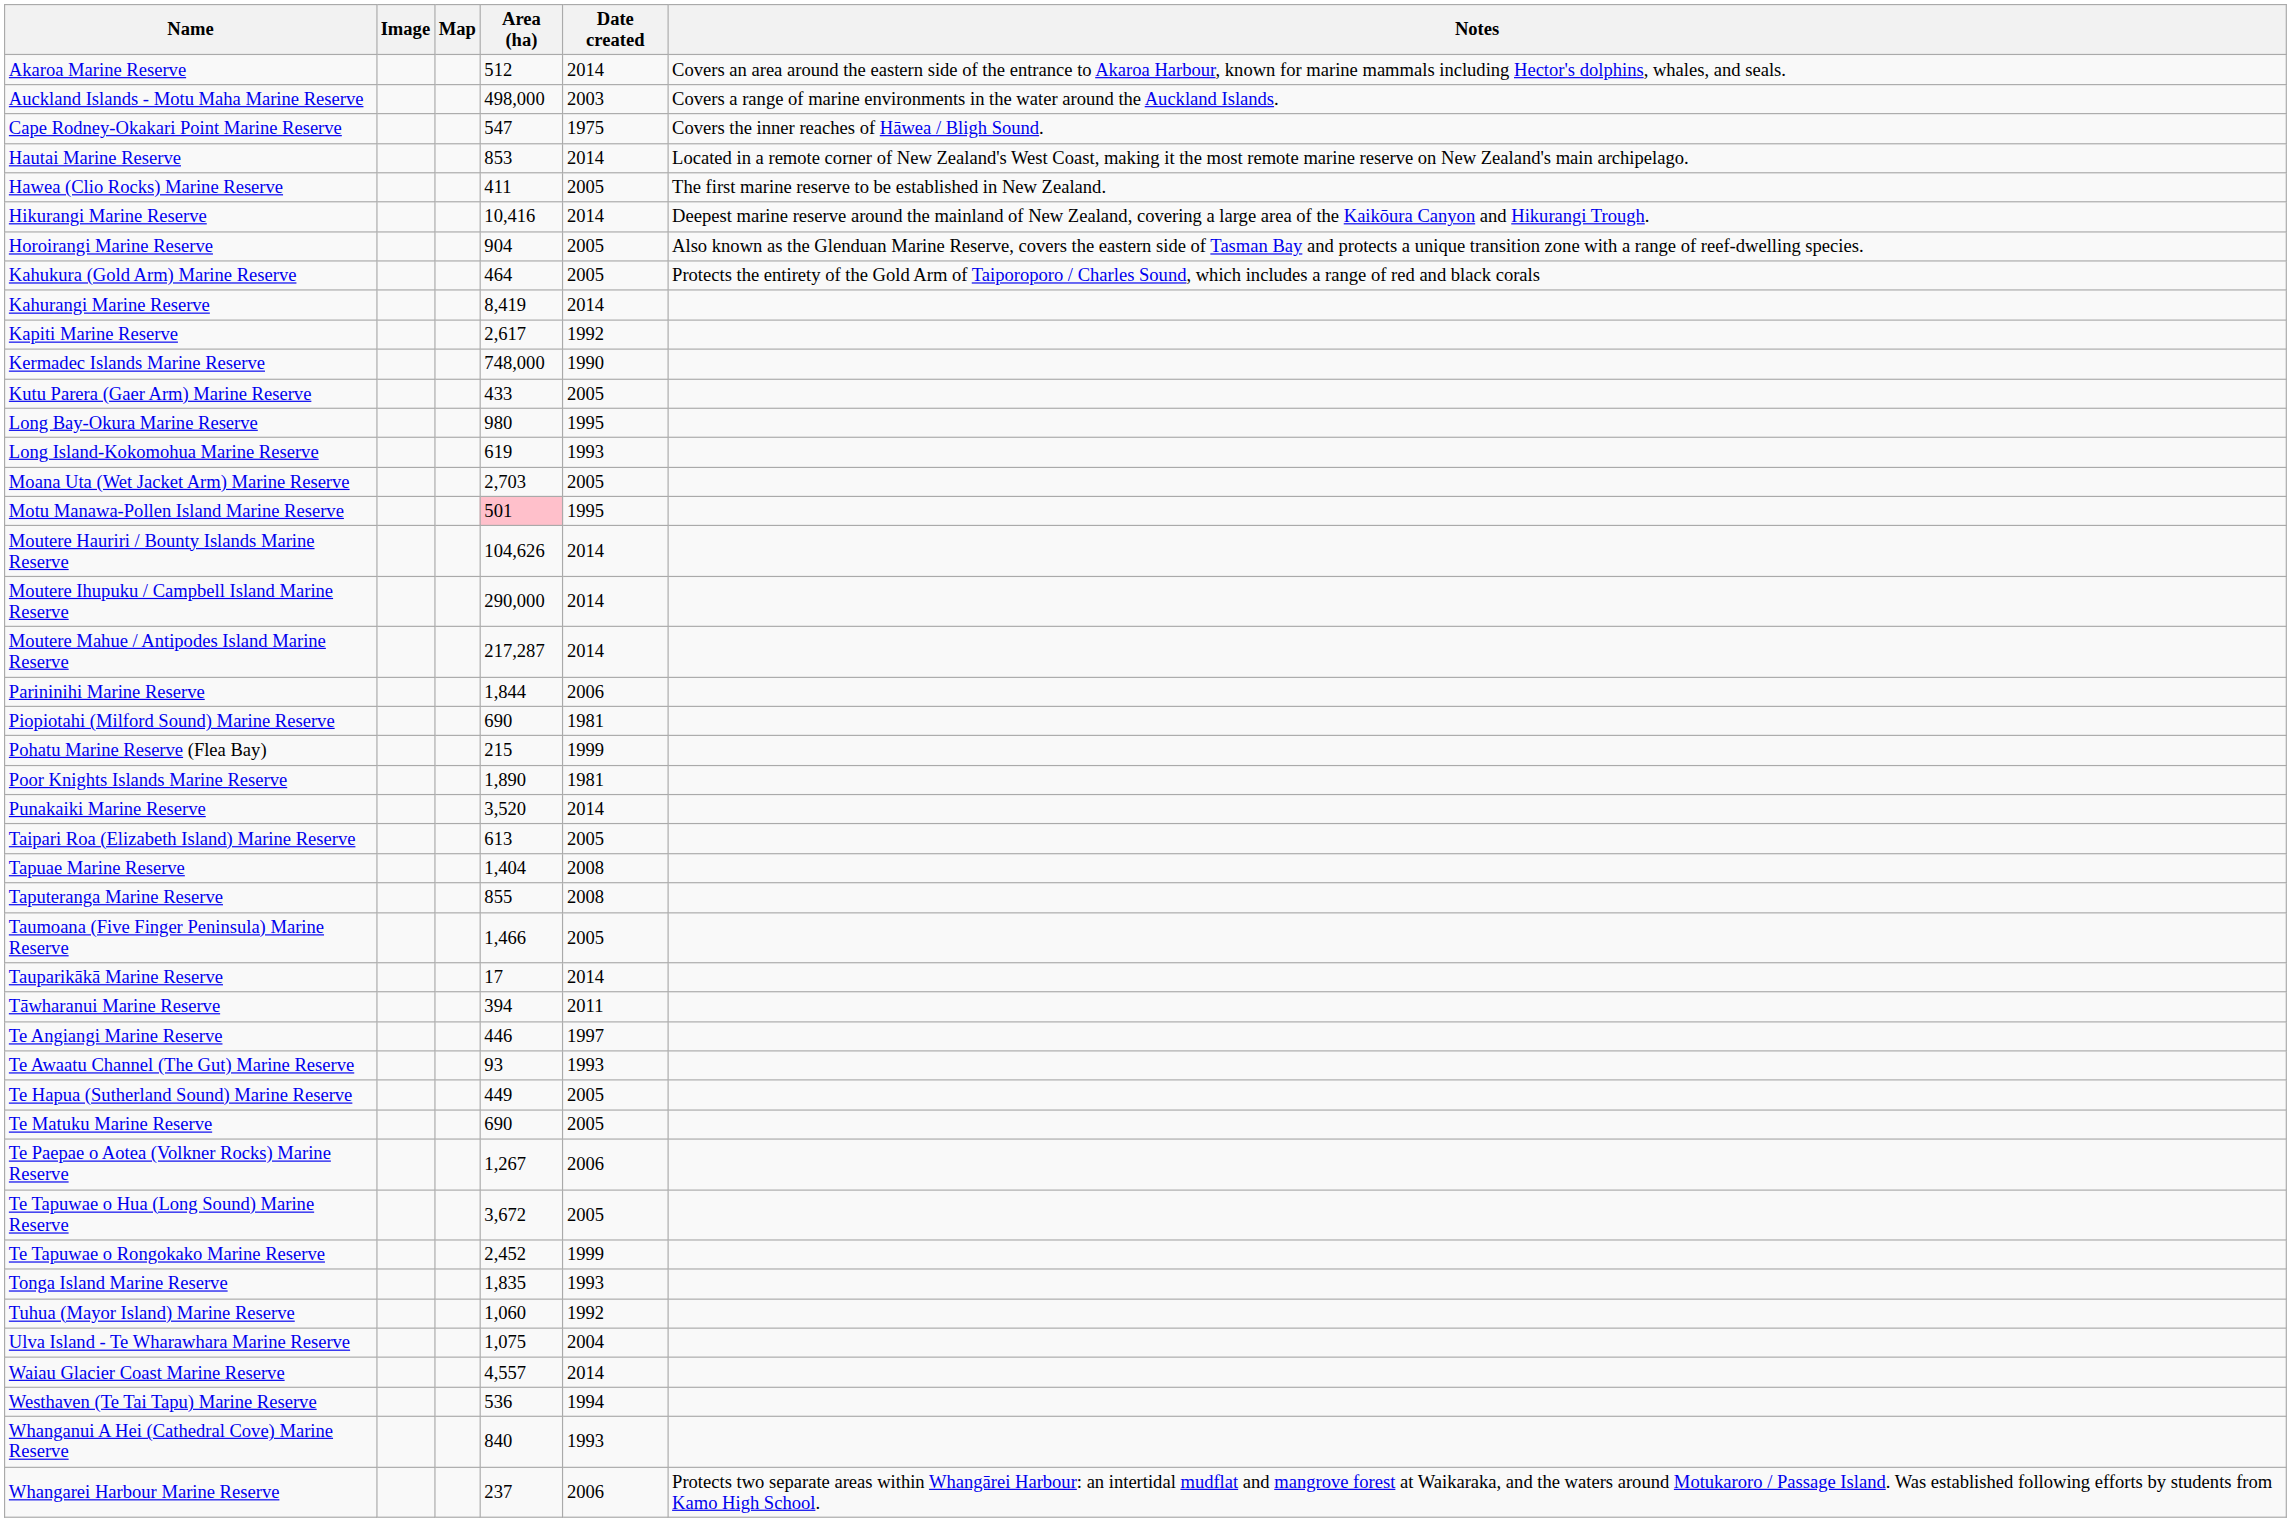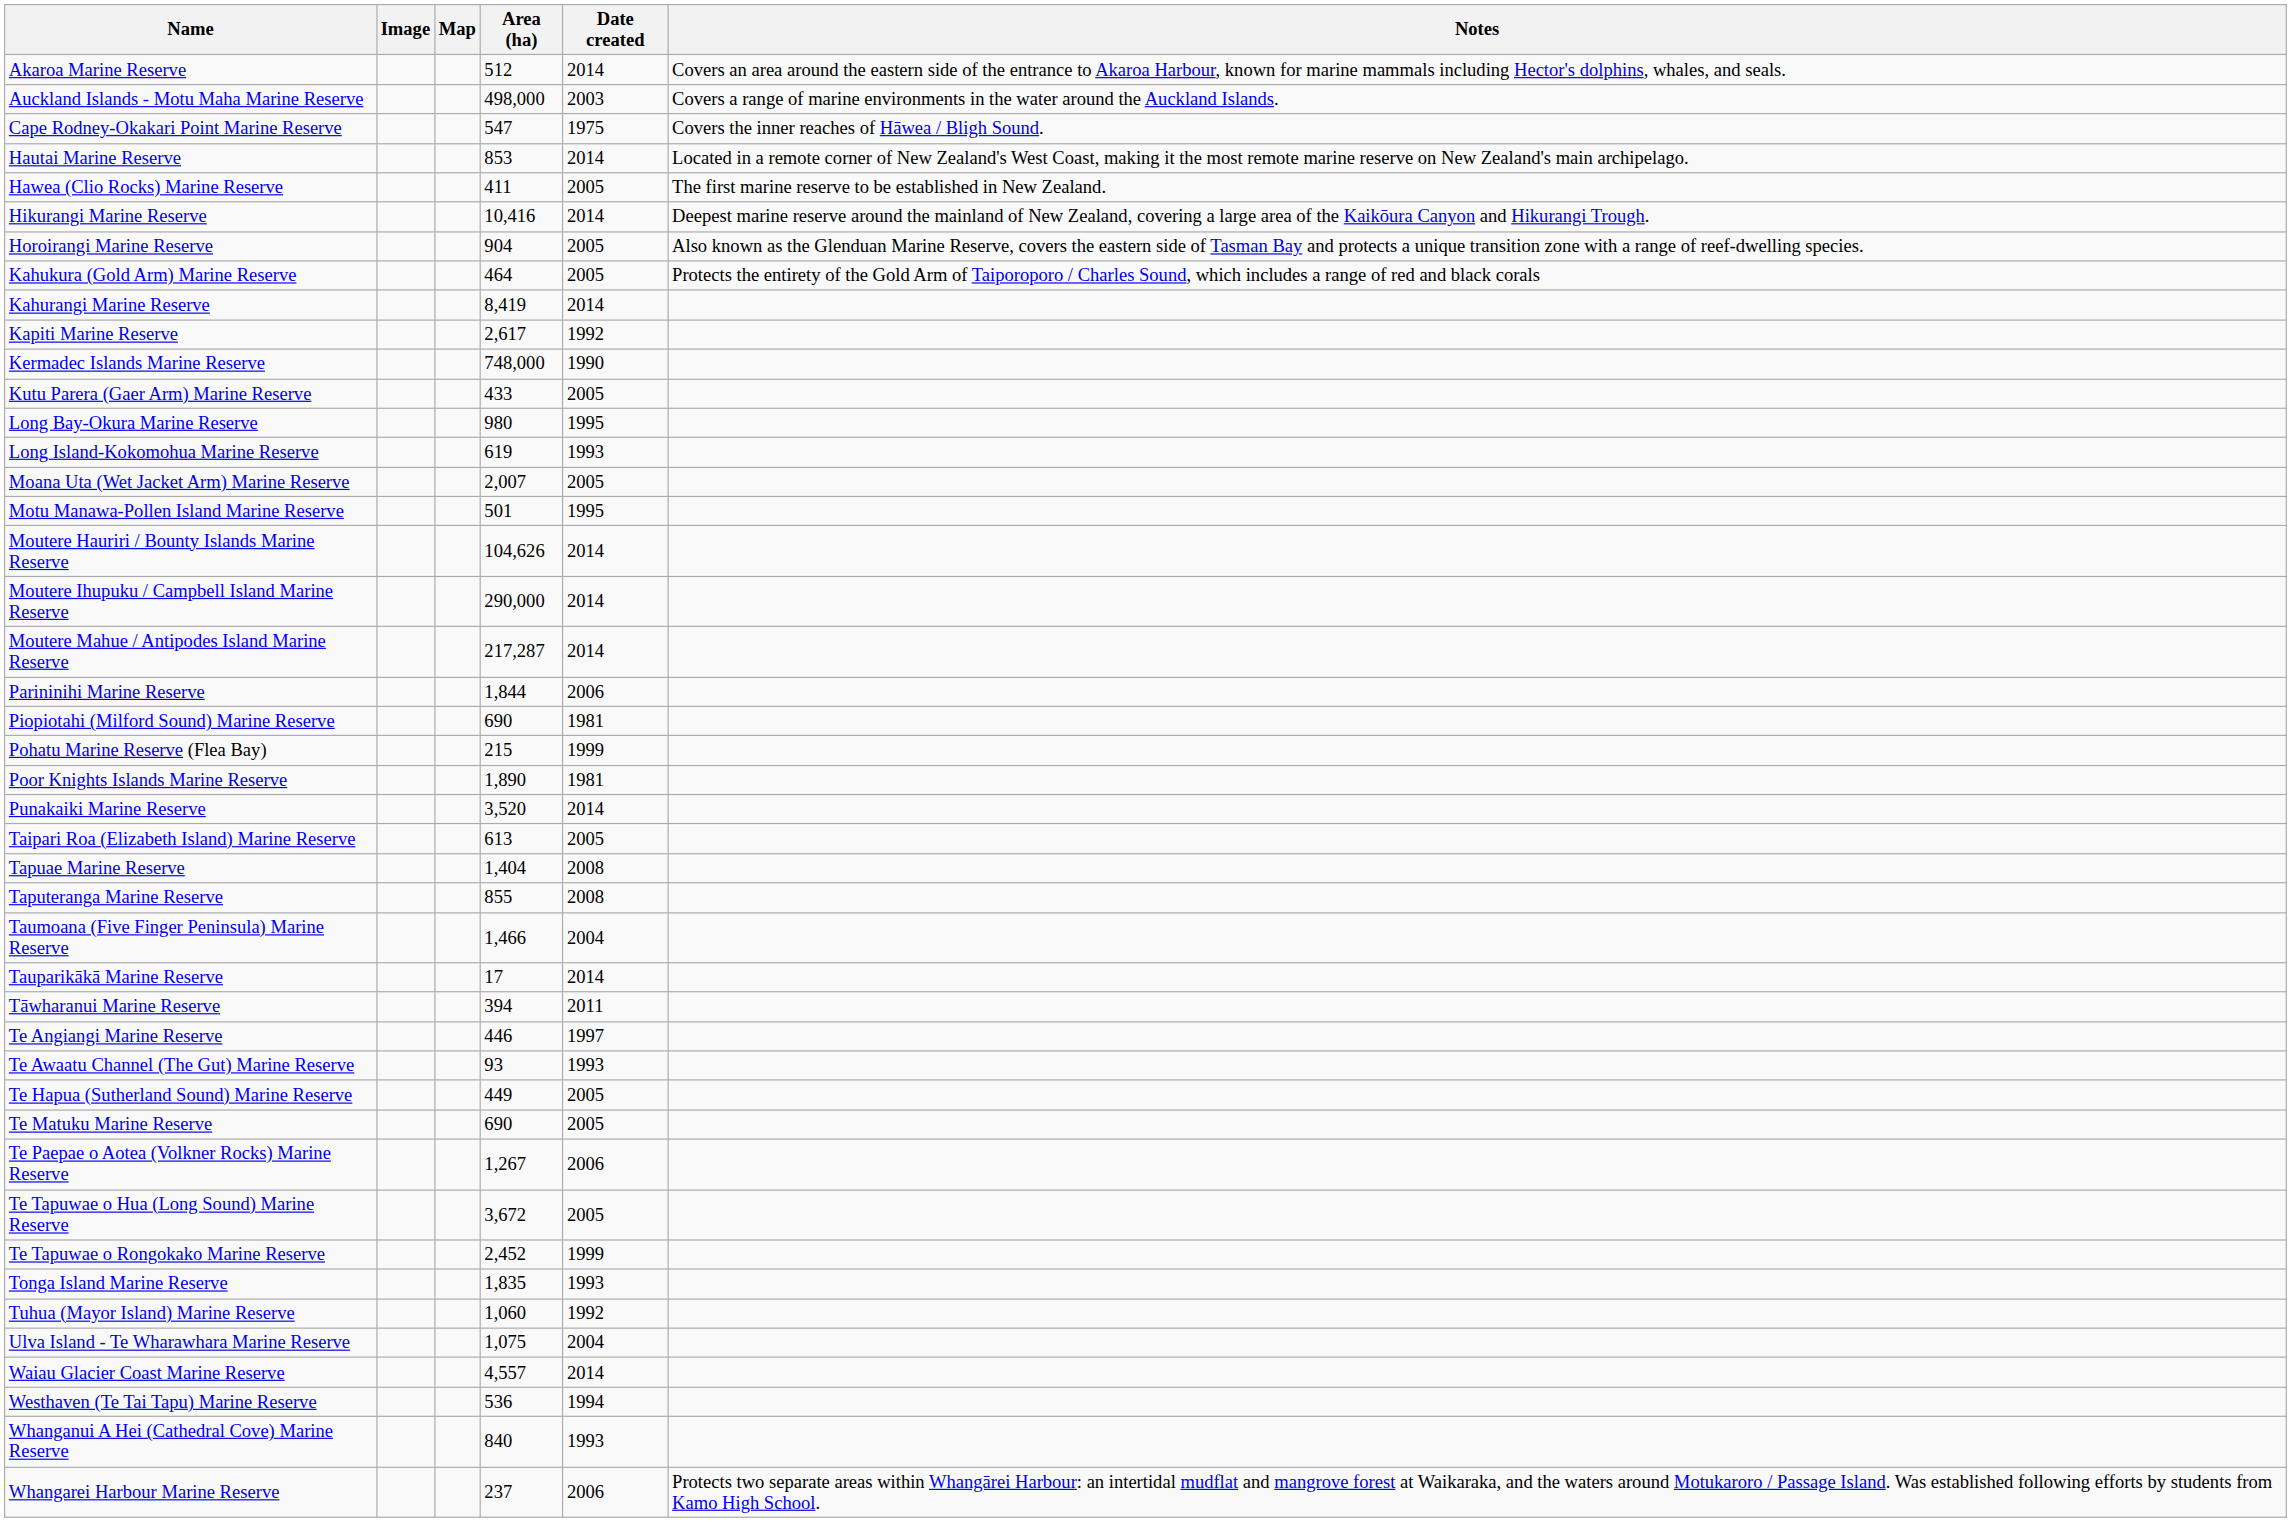(505, 481) 2,703 -> (505, 481) 2,007
(498, 511) pink background -> (498, 511) no background
(586, 937) 2005 -> (586, 937) 2004
